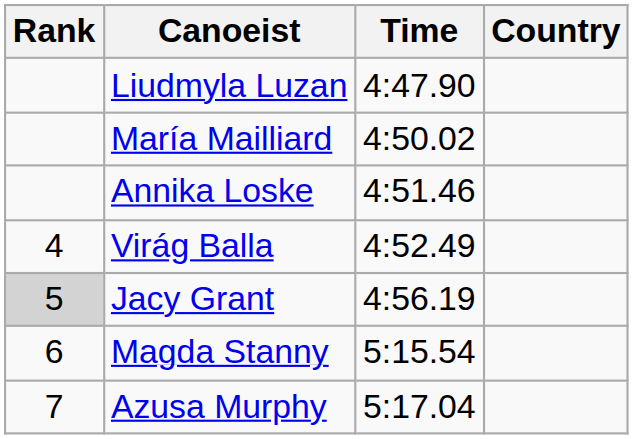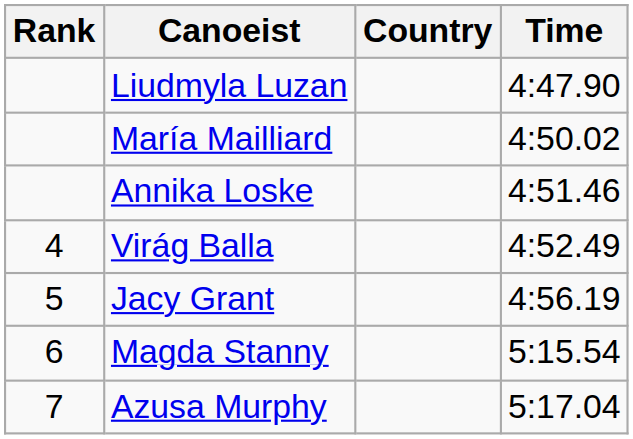columns swapped: (556, 31) <-> (419, 31)
(54, 298) lightgrey background -> (54, 298) no background
